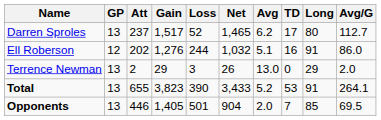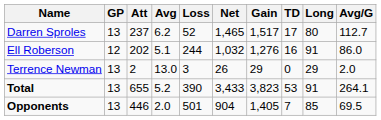columns swapped: (169, 13) <-> (268, 13)
